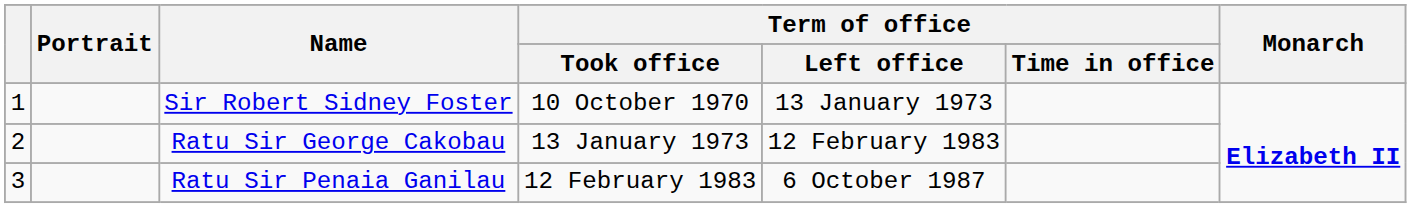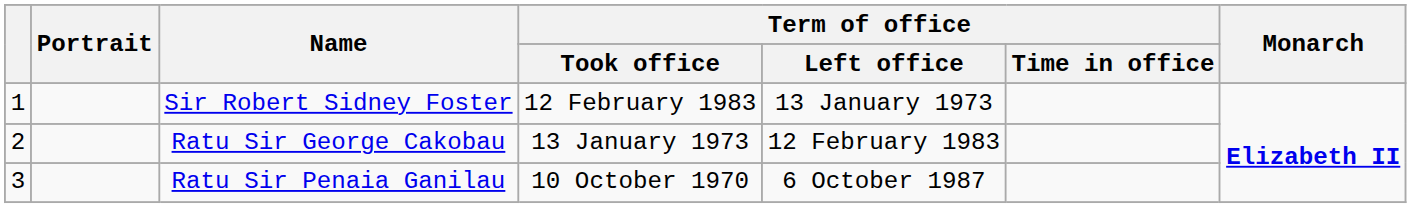(640, 103) 10 October 1970 -> (640, 103) 12 February 1983
(640, 182) 12 February 1983 -> (640, 182) 10 October 1970
